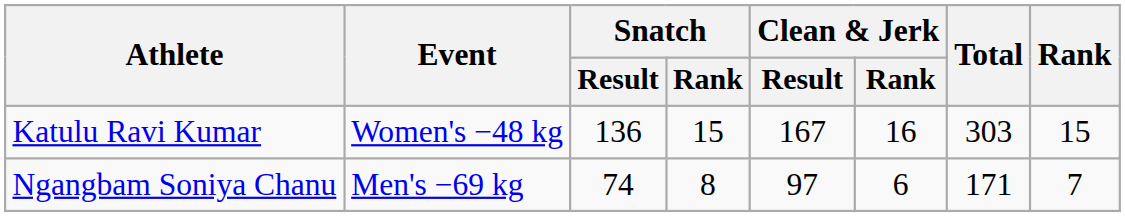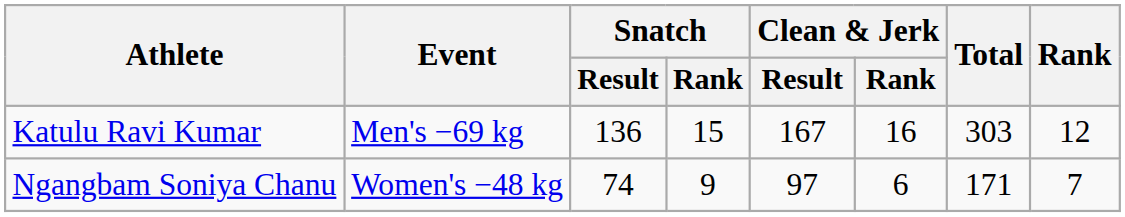(457, 132) Women's −48 kg -> (437, 132) Men's −69 kg
(1075, 132) 15 -> (1075, 132) 12
(437, 184) Men's −69 kg -> (457, 184) Women's −48 kg
(708, 184) 8 -> (708, 184) 9
